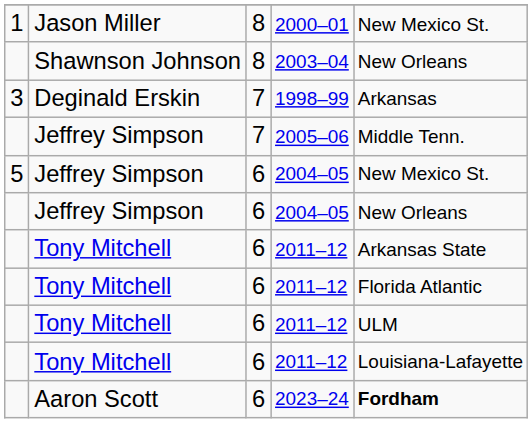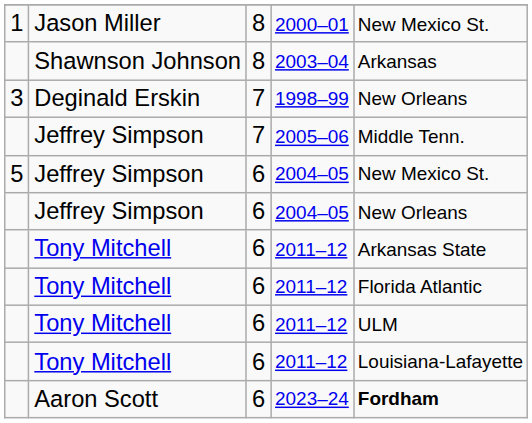(413, 61) New Orleans -> (397, 61) Arkansas
(397, 99) Arkansas -> (413, 99) New Orleans
